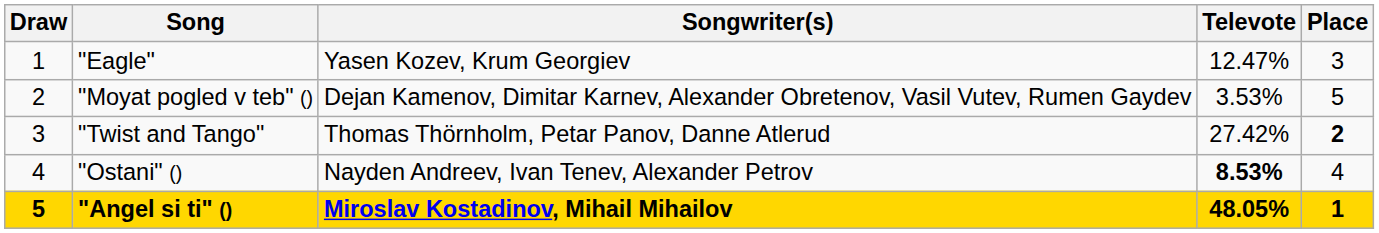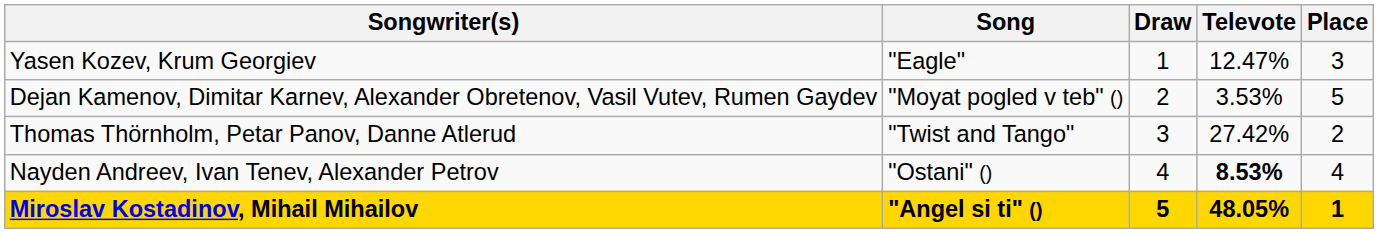columns swapped: (38, 23) <-> (758, 23)
(1338, 135) bold -> (1338, 135) normal
